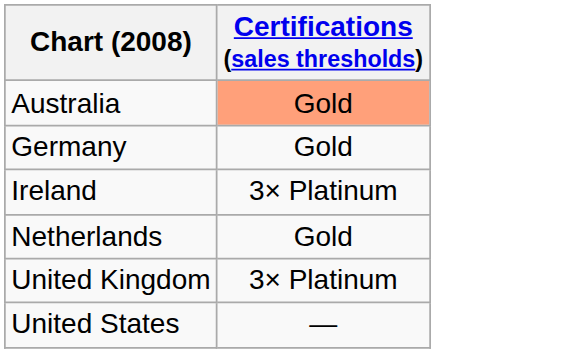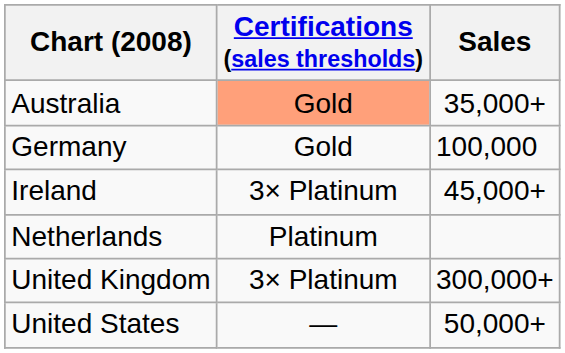+ column: (495, 42)
(323, 235) Gold -> (323, 235) Platinum
